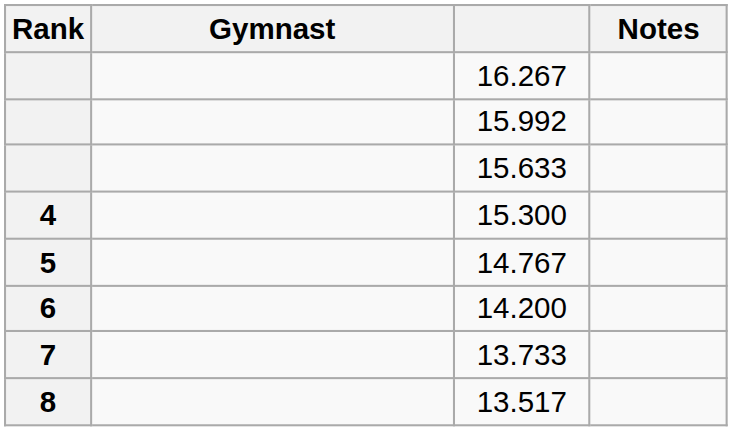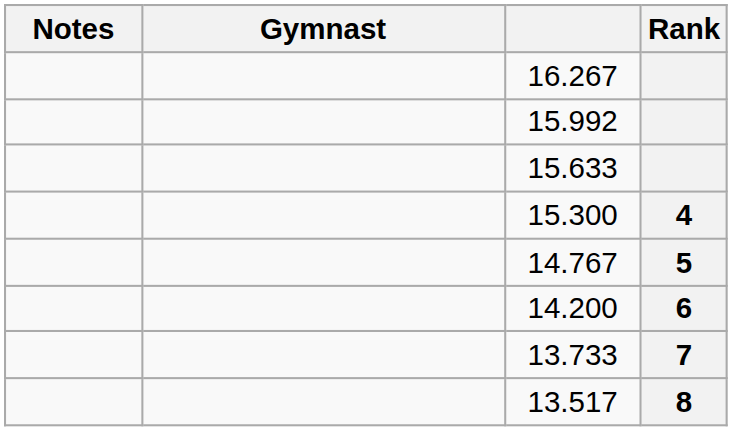columns swapped: (48, 29) <-> (659, 29)
